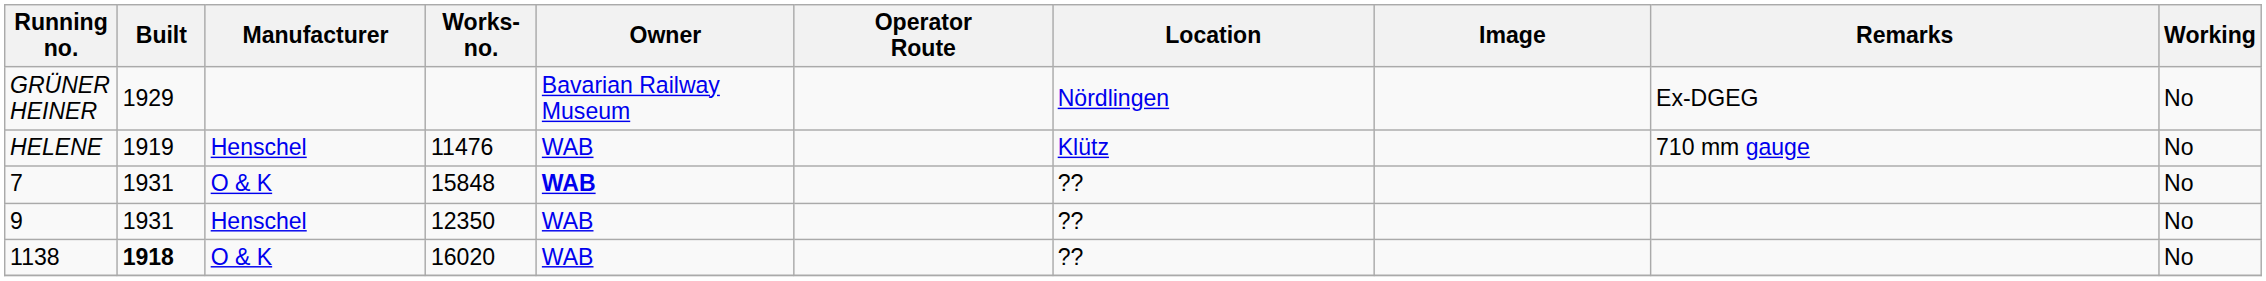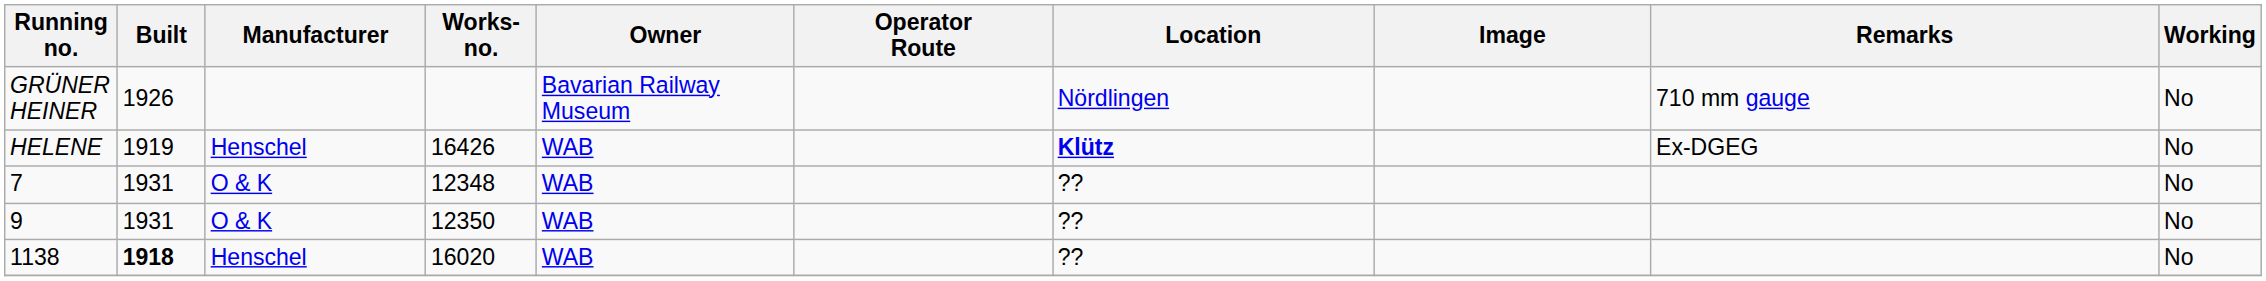(148, 98) 1929 -> (148, 98) 1926
(1707, 98) Ex-DGEG -> (1733, 98) 710 mm gauge
(462, 147) 11476 -> (463, 147) 16426
(1083, 147) normal -> (1086, 147) bold
(1733, 147) 710 mm gauge -> (1707, 147) Ex-DGEG
(463, 184) 15848 -> (463, 184) 12348
(569, 184) bold -> (568, 184) normal
(259, 220) Henschel -> (241, 220) O & K
(241, 257) O & K -> (259, 257) Henschel
